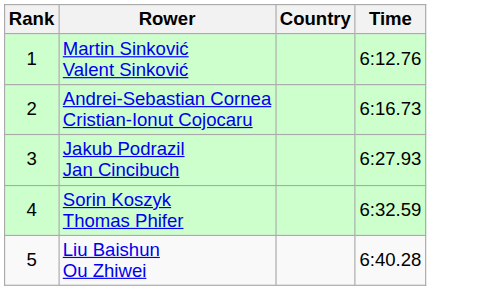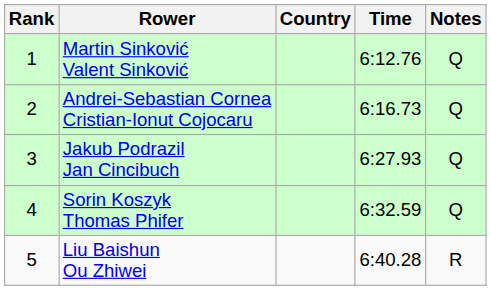+ column: (456, 19)
